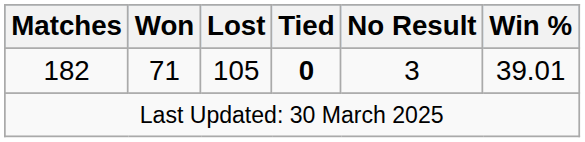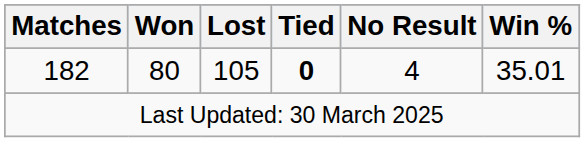(164, 70) 71 -> (164, 70) 80
(412, 70) 3 -> (412, 70) 4
(531, 70) 39.01 -> (531, 70) 35.01
